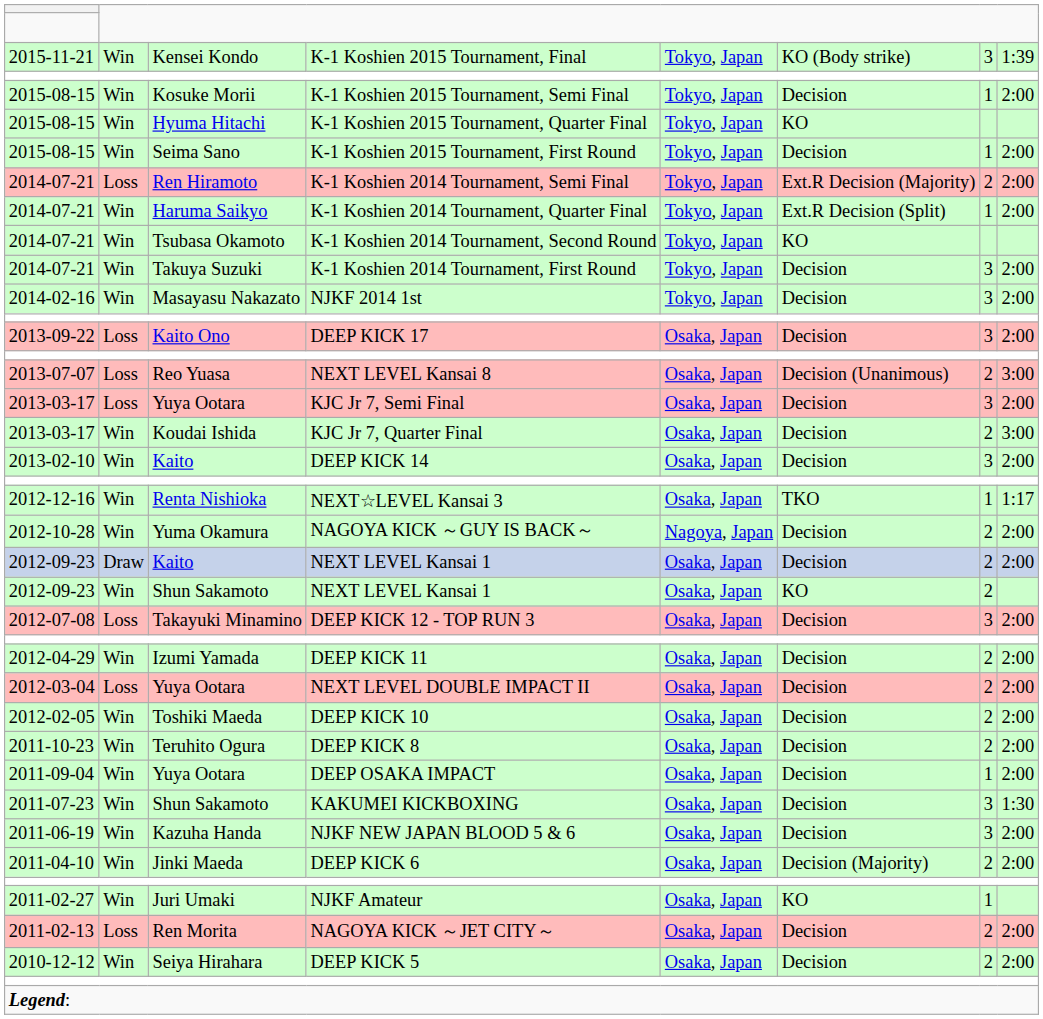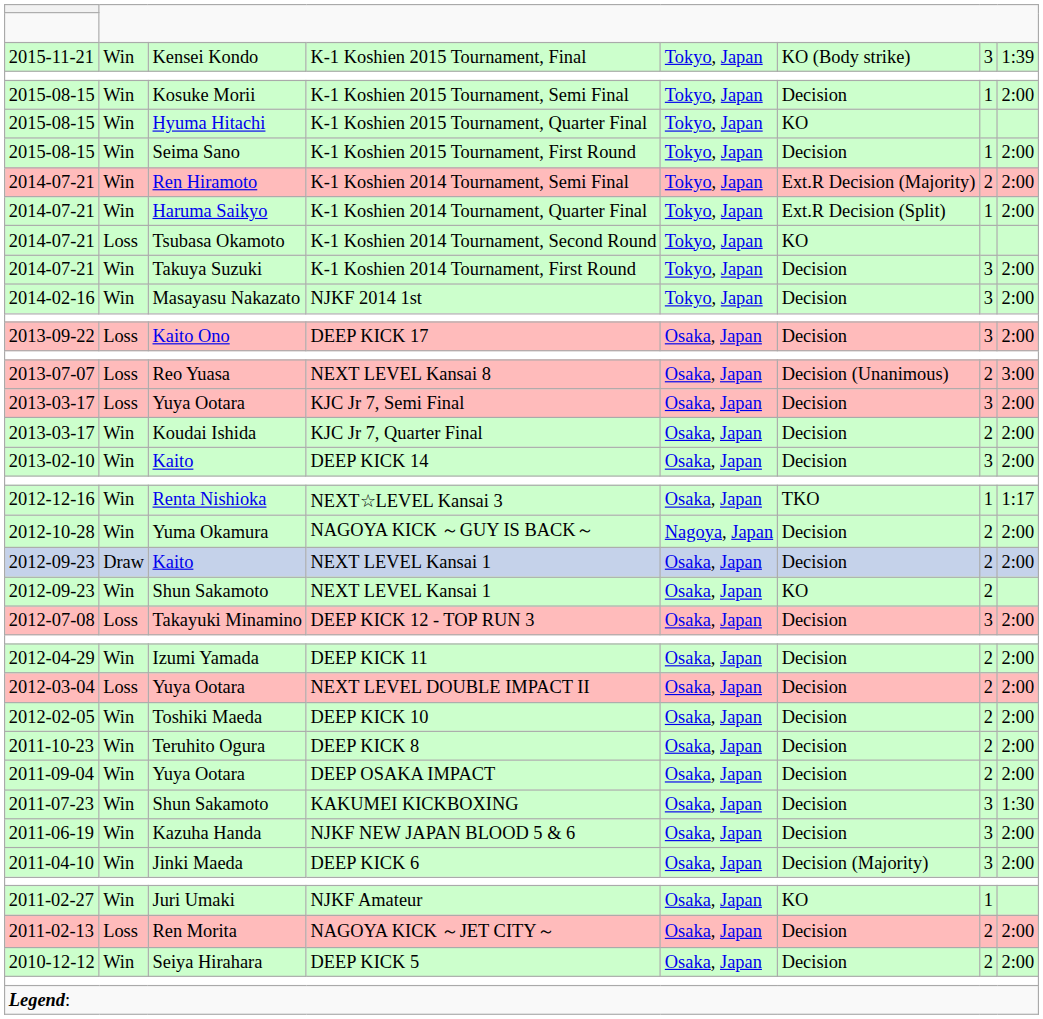(121, 181) Loss -> (119, 181) Win
(119, 240) Win -> (121, 240) Loss
(1018, 432) 3:00 -> (1018, 432) 2:00
(988, 774) 1 -> (988, 774) 2
(988, 862) 2 -> (988, 862) 3
